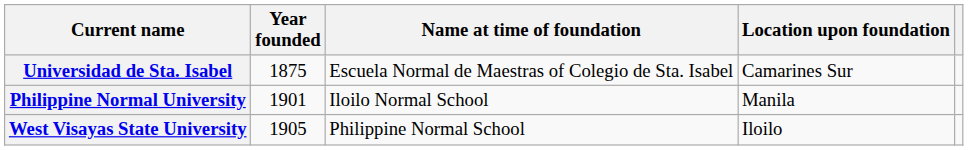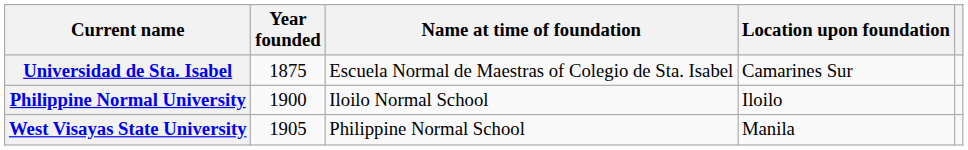(288, 99) 1901 -> (288, 99) 1900
(768, 99) Manila -> (762, 99) Iloilo
(762, 129) Iloilo -> (768, 129) Manila
